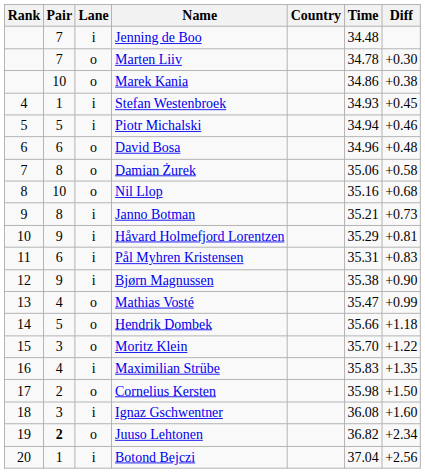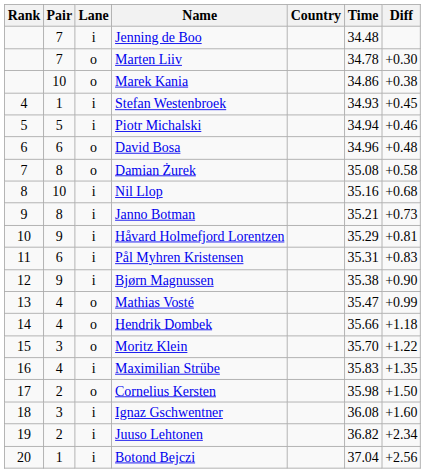(363, 170) 35.06 -> (363, 170) 35.08
(94, 192) o -> (94, 192) i
(59, 324) 5 -> (59, 324) 4
(59, 434) bold -> (59, 434) normal
(94, 434) o -> (94, 434) i
